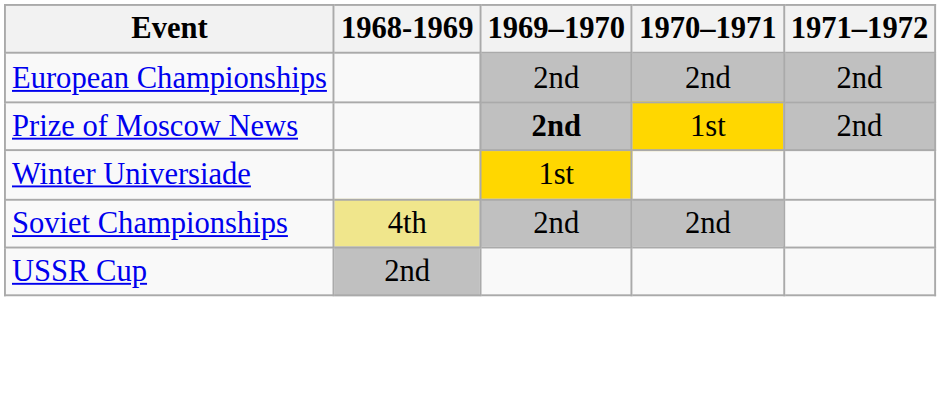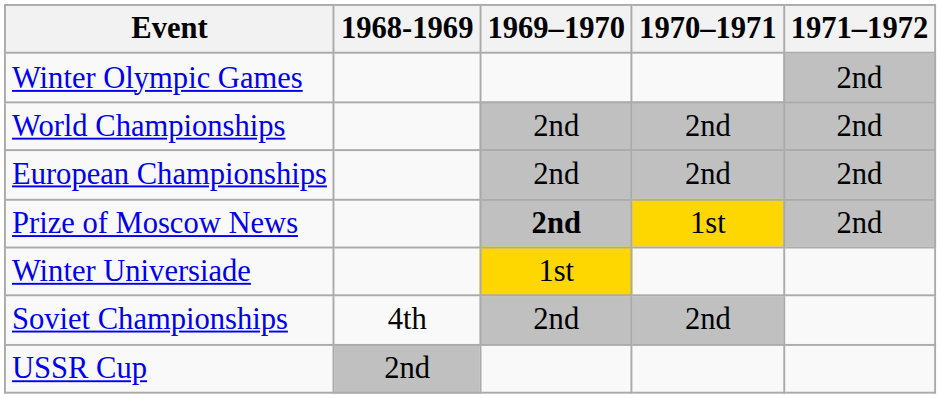+ row: (157, 77)
+ row: (149, 125)
(407, 222) khaki background -> (407, 319) no background
